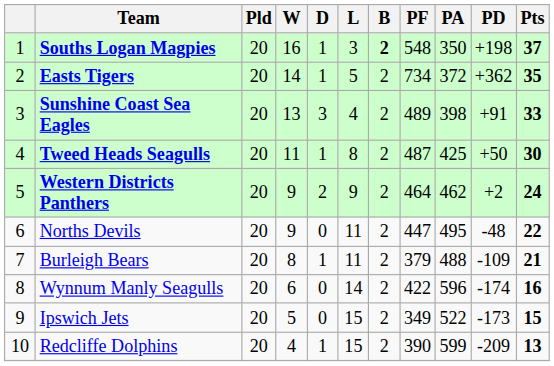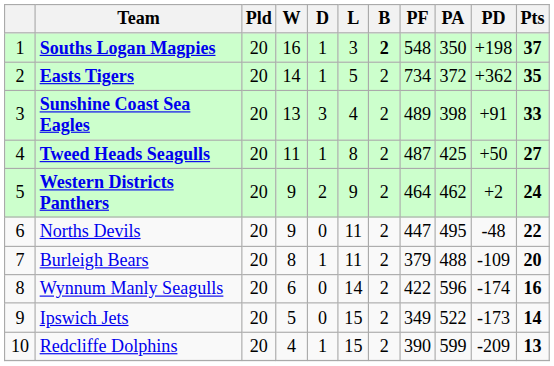(533, 153) 30 -> (533, 153) 27
(533, 260) 21 -> (533, 260) 20
(533, 317) 15 -> (533, 317) 14
